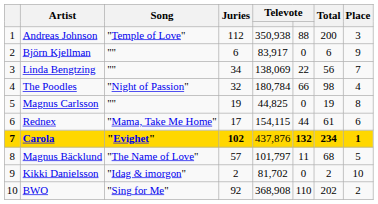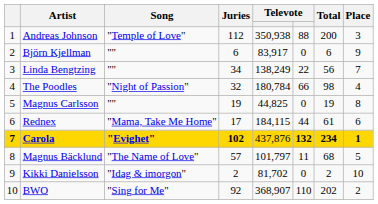(273, 69) 138,069 -> (273, 69) 138,249
(273, 121) 154,115 -> (273, 121) 184,115
(273, 190) 368,908 -> (273, 190) 368,907
